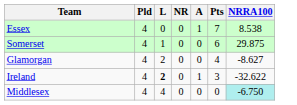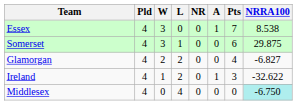+ column: (163, 12)
(250, 60) -8.627 -> (268, 60) -6.827
(163, 76) bold -> (180, 76) normal
